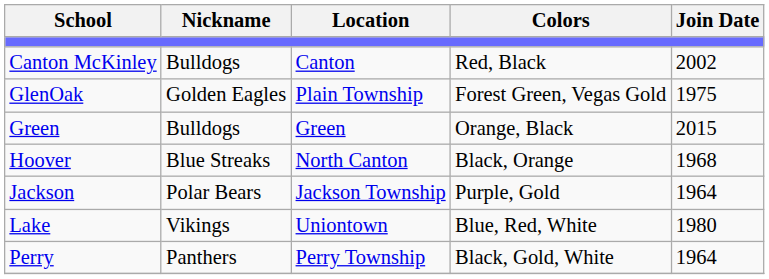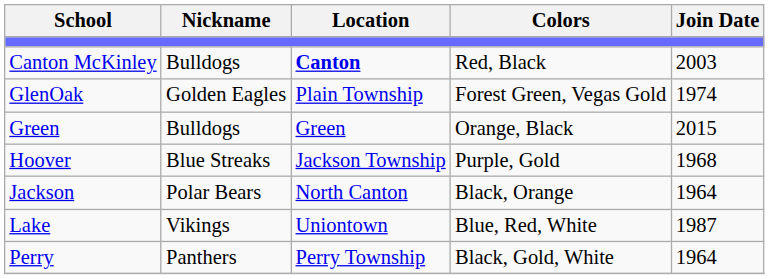(325, 62) normal -> (328, 62) bold
(696, 62) 2002 -> (696, 62) 2003
(696, 95) 1975 -> (696, 95) 1974
(352, 160) North Canton -> (371, 160) Jackson Township
(514, 160) Black, Orange -> (507, 160) Purple, Gold
(371, 192) Jackson Township -> (352, 192) North Canton
(507, 192) Purple, Gold -> (514, 192) Black, Orange
(696, 225) 1980 -> (696, 225) 1987
